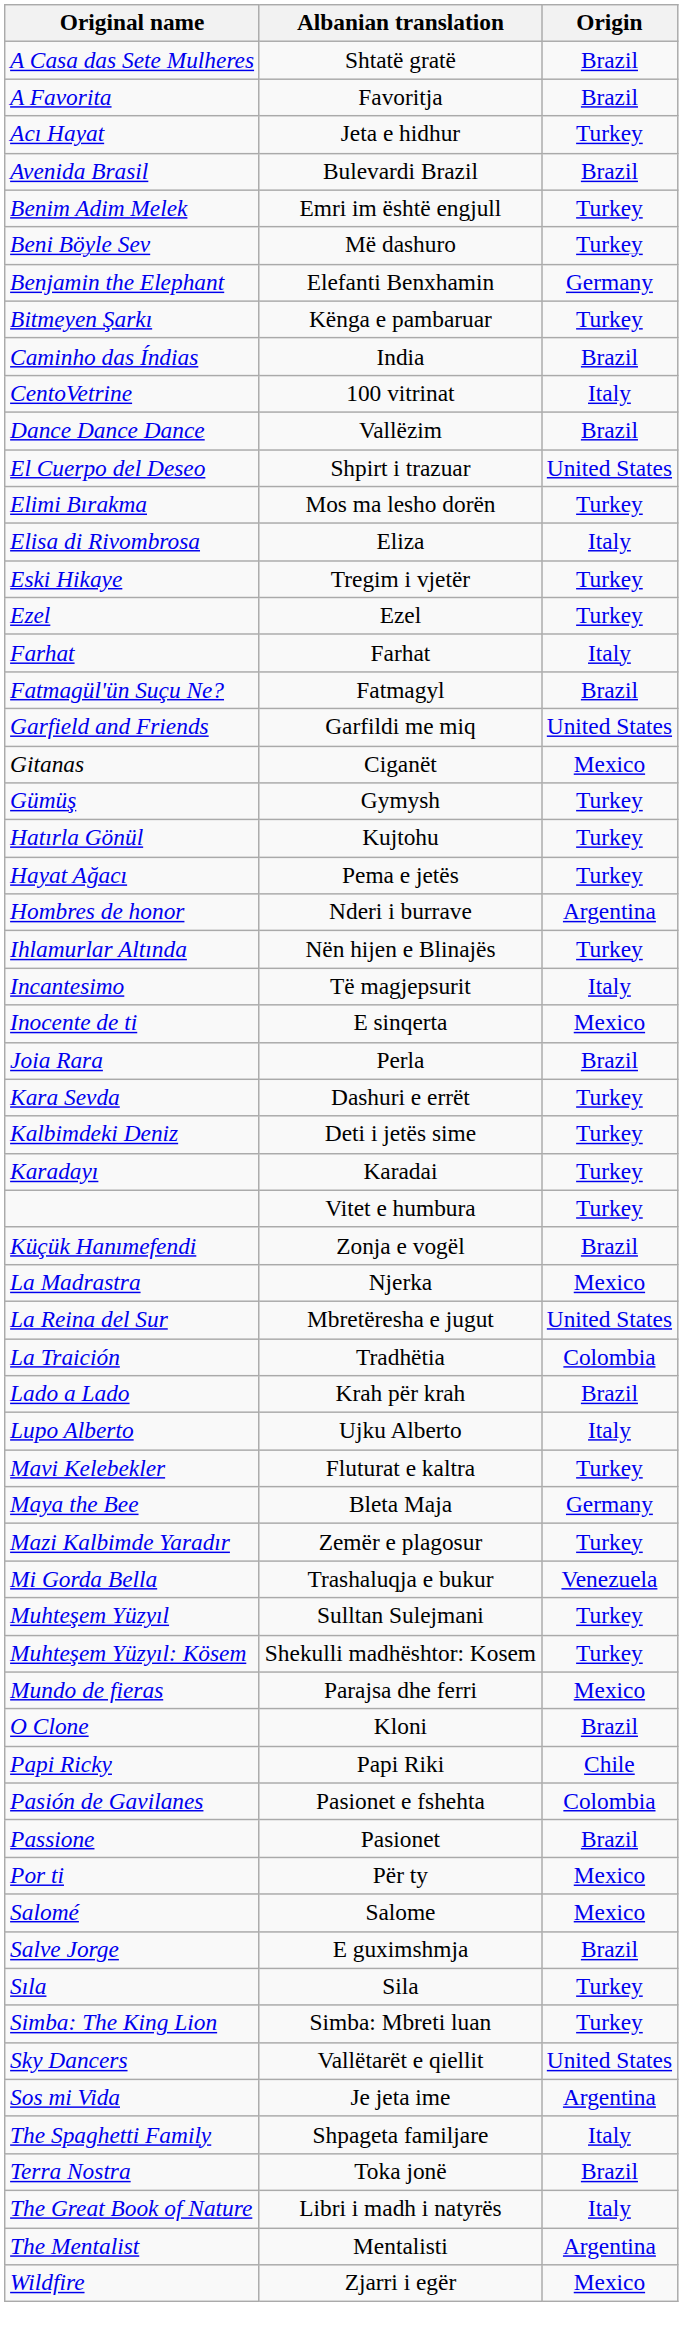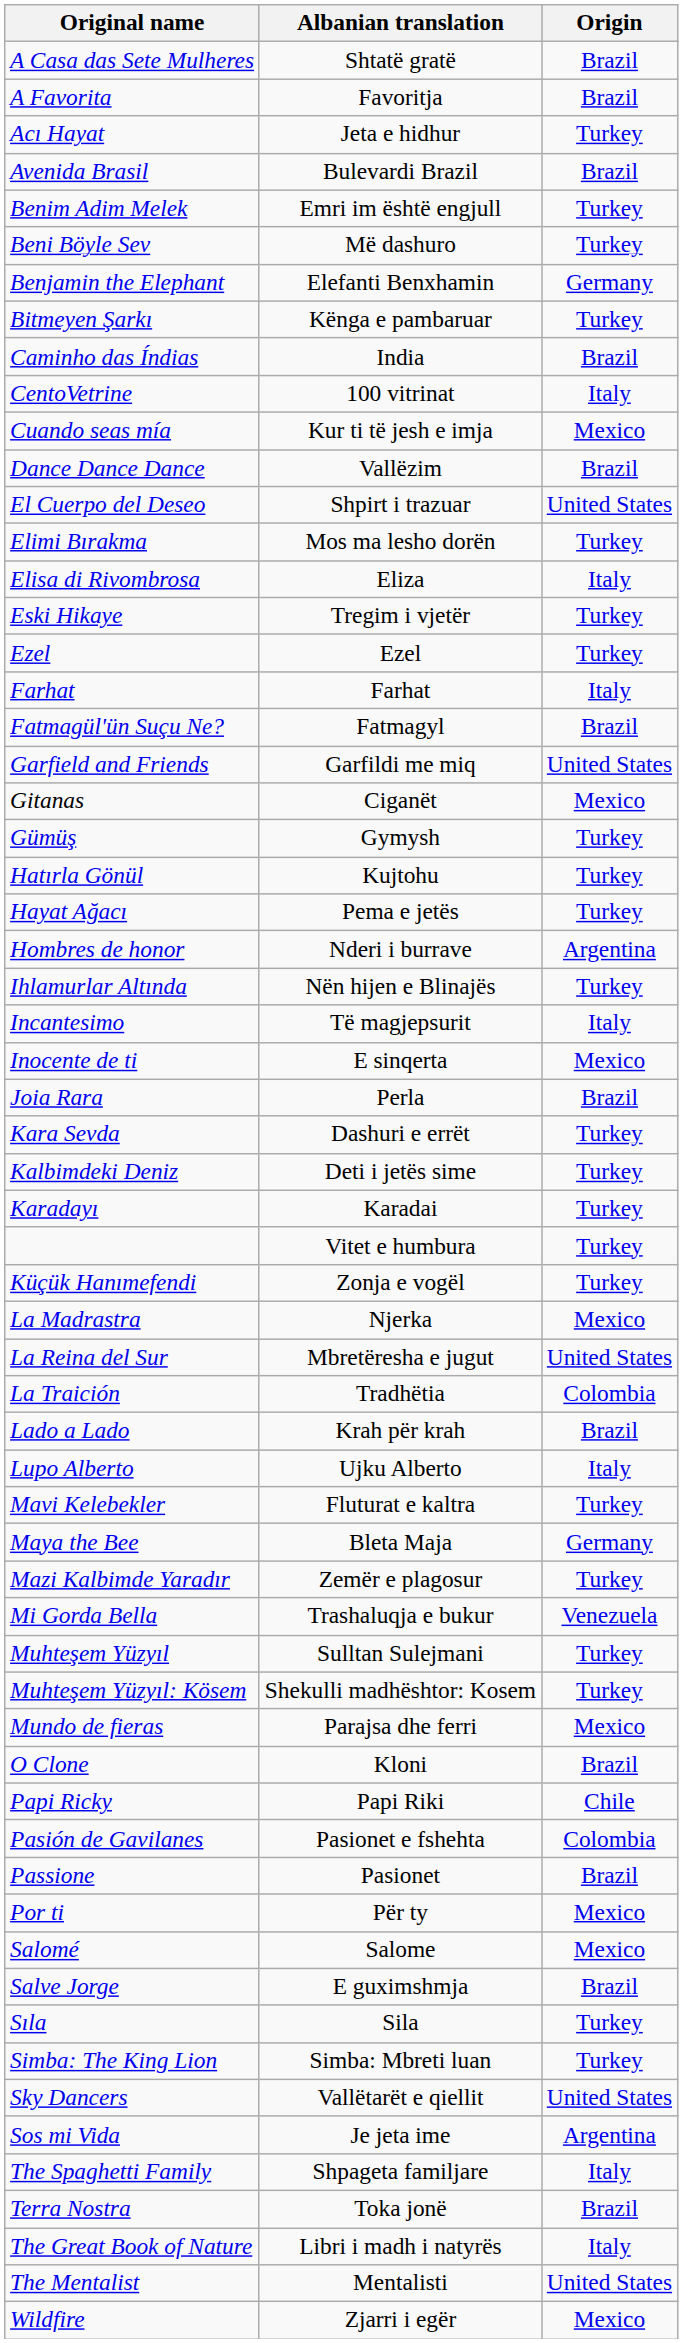+ row: (91, 430)
(609, 1245) Brazil -> (609, 1282) Turkey
(609, 2245) Argentina -> (609, 2282) United States
